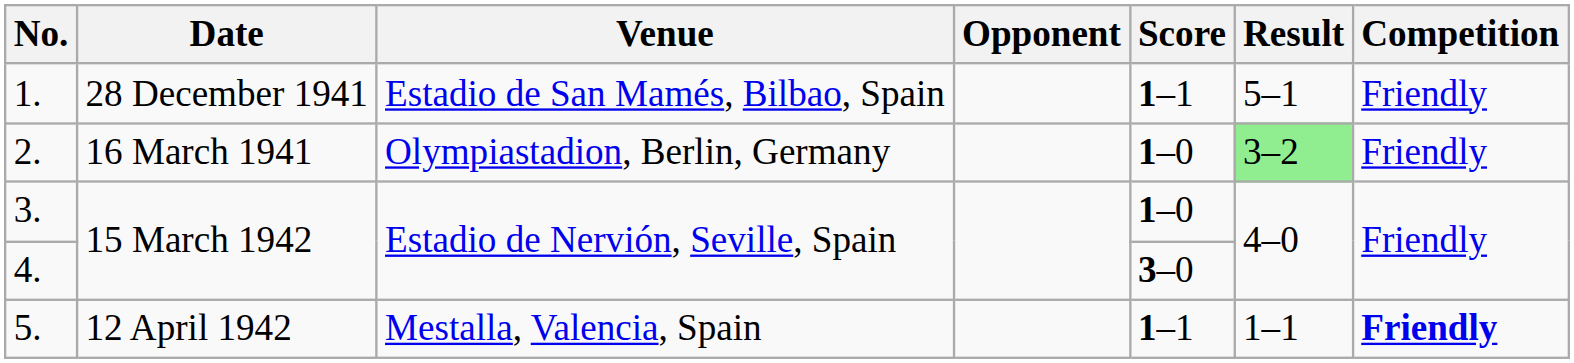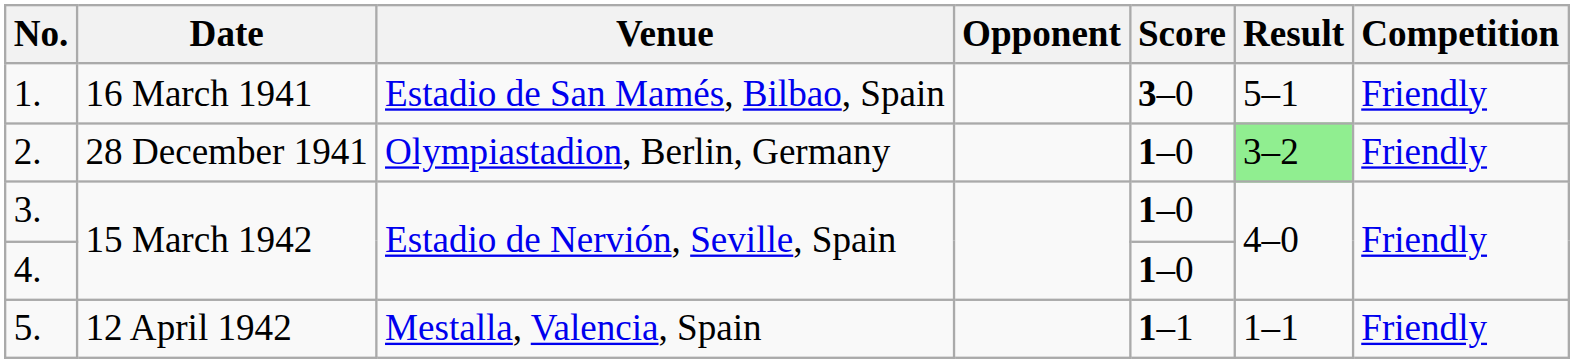(227, 92) 28 December 1941 -> (199, 92) 16 March 1941
(1166, 92) 1–1 -> (1166, 92) 3–0
(199, 151) 16 March 1941 -> (227, 151) 28 December 1941
(1166, 269) 3–0 -> (1166, 269) 1–0
(1429, 328) bold -> (1424, 328) normal
